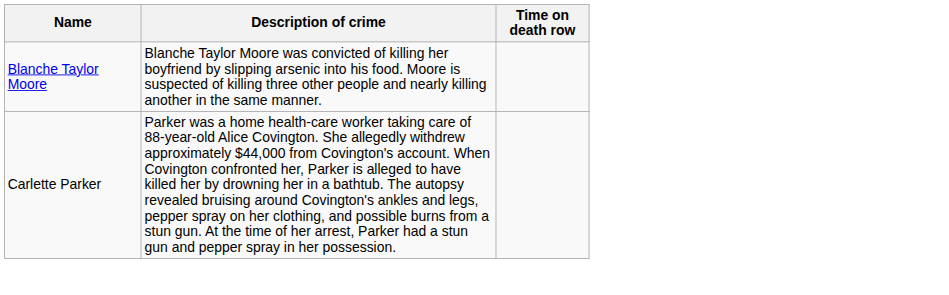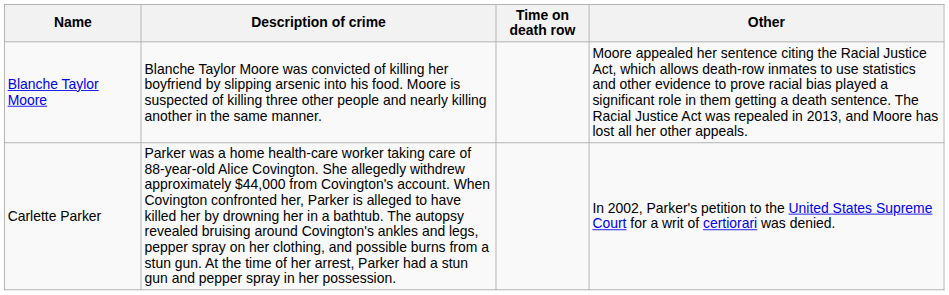+ column: (766, 23)
